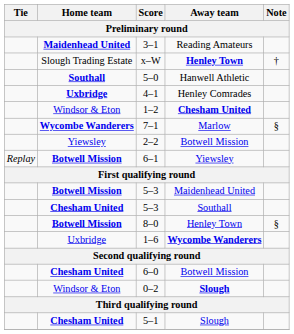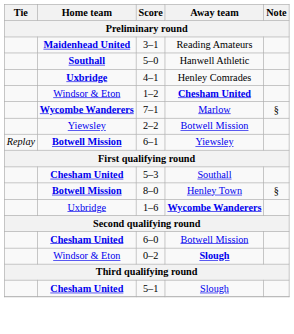- row: (151, 61)
- row: (151, 191)
